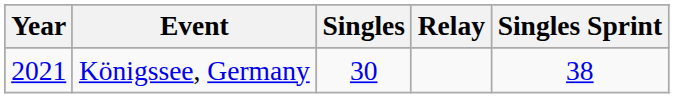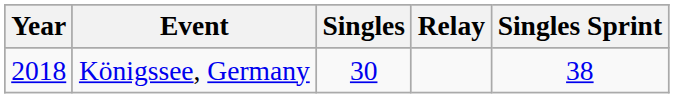(39, 69) 2021 -> (39, 69) 2018
